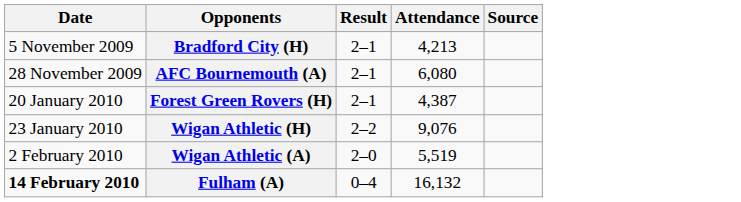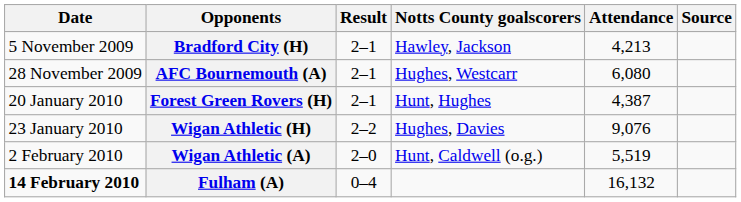+ column: (488, 18)
